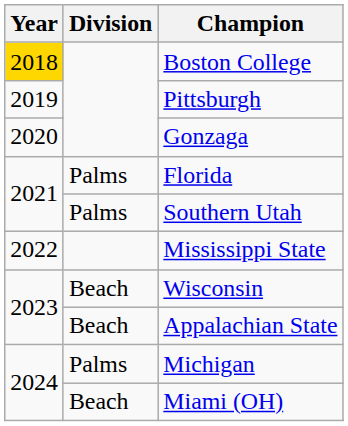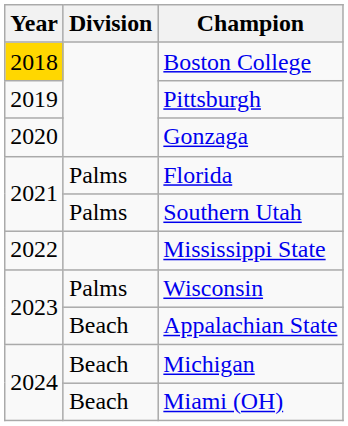(99, 288) Beach -> (98, 288) Palms
(98, 363) Palms -> (99, 363) Beach
